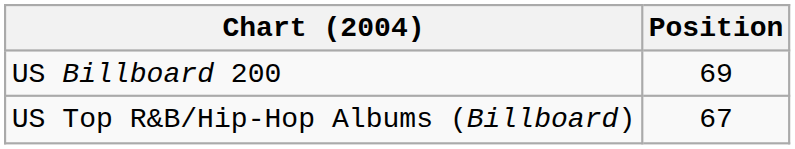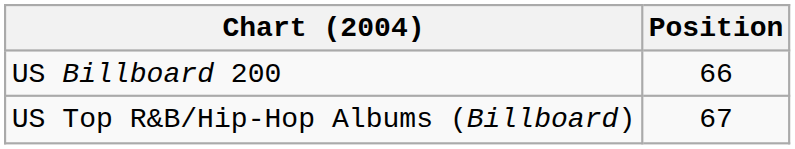(716, 74) 69 -> (716, 74) 66
